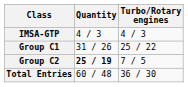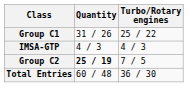rows swapped: (39, 48) <-> (39, 35)
